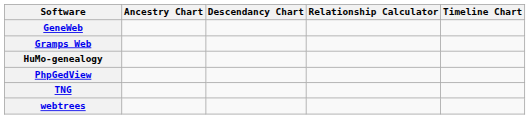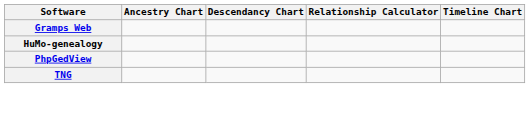- row: (63, 28)
- row: (63, 106)
